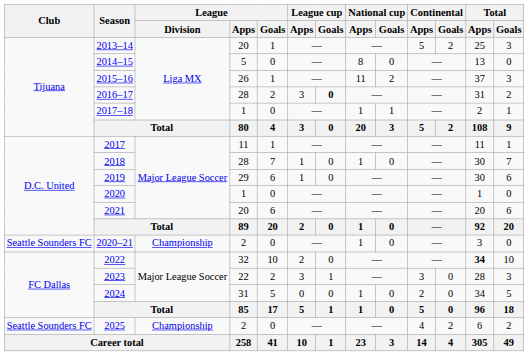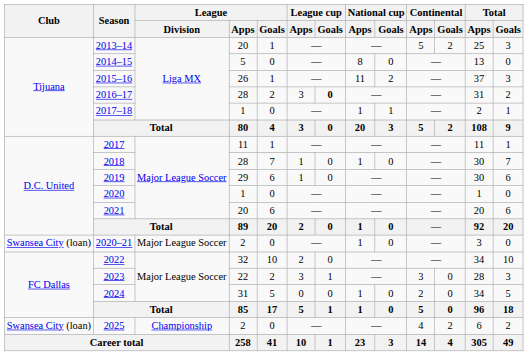(49, 243) Seattle Sounders FC -> (49, 243) Swansea City (loan)
(182, 243) Championship -> (182, 243) Major League Soccer
(480, 260) bold -> (479, 260) normal
(49, 326) Seattle Sounders FC -> (49, 326) Swansea City (loan)
